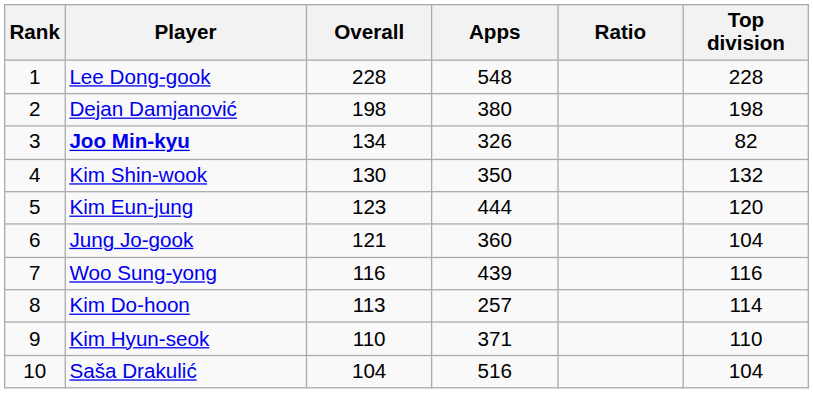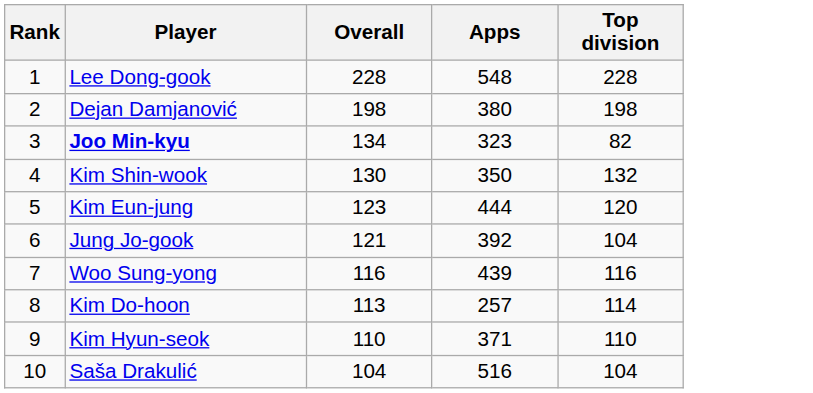- column: (620, 32)
(495, 142) 326 -> (495, 142) 323
(495, 240) 360 -> (495, 240) 392
